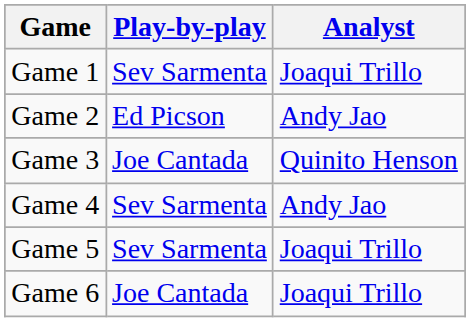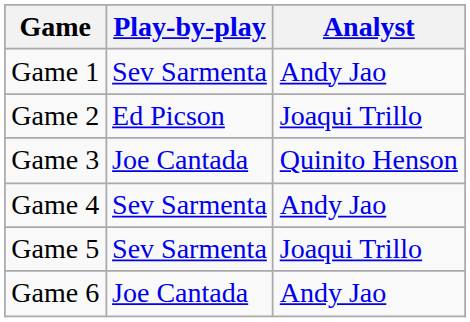(351, 71) Joaqui Trillo -> (333, 71) Andy Jao
(333, 115) Andy Jao -> (351, 115) Joaqui Trillo
(351, 293) Joaqui Trillo -> (333, 293) Andy Jao
